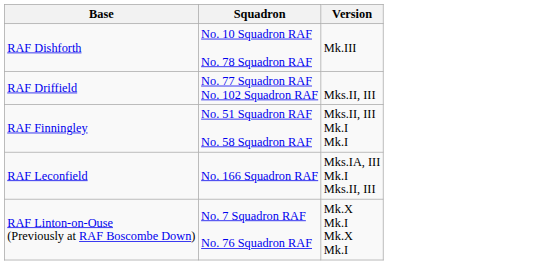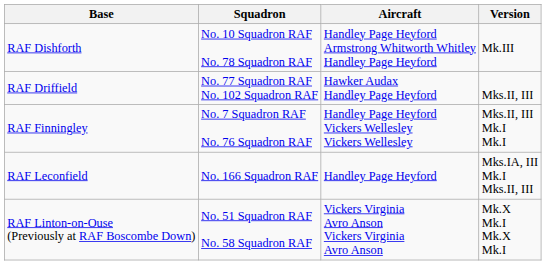+ column: (400, 14)
(257, 128) No. 51 Squadron RAF No. 58 Squadron RAF -> (257, 128) No. 7 Squadron RAF No. 76 Squadron RAF
(257, 229) No. 7 Squadron RAF No. 76 Squadron RAF -> (257, 229) No. 51 Squadron RAF No. 58 Squadron RAF
